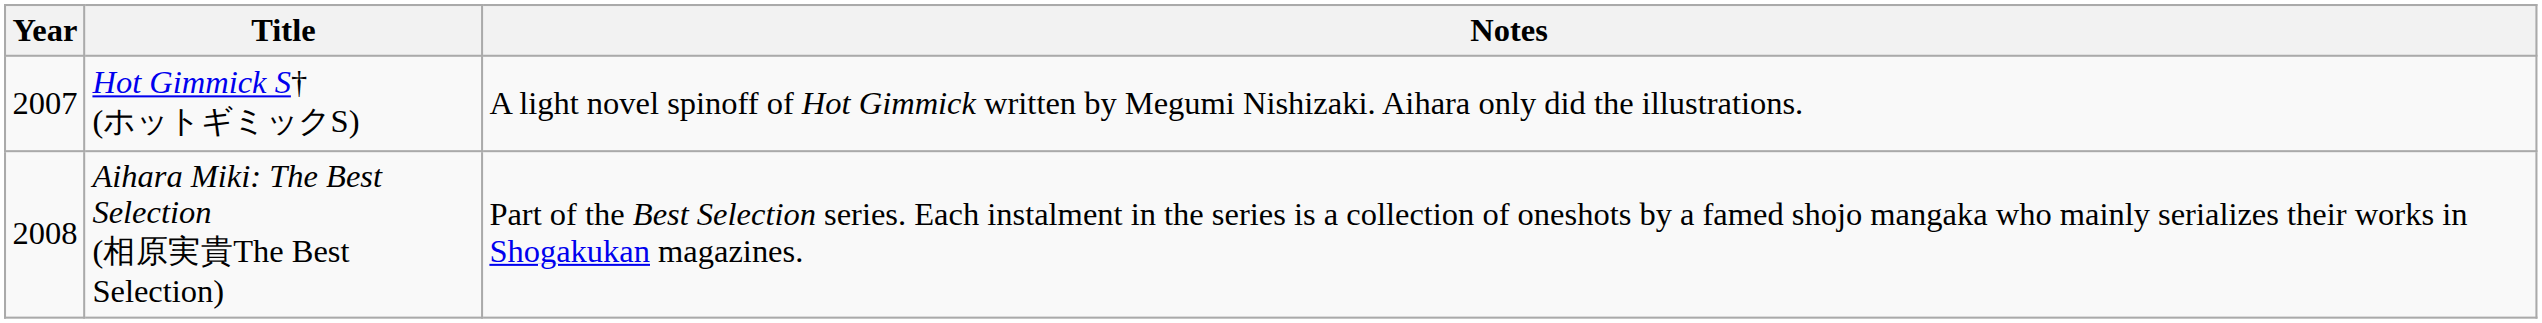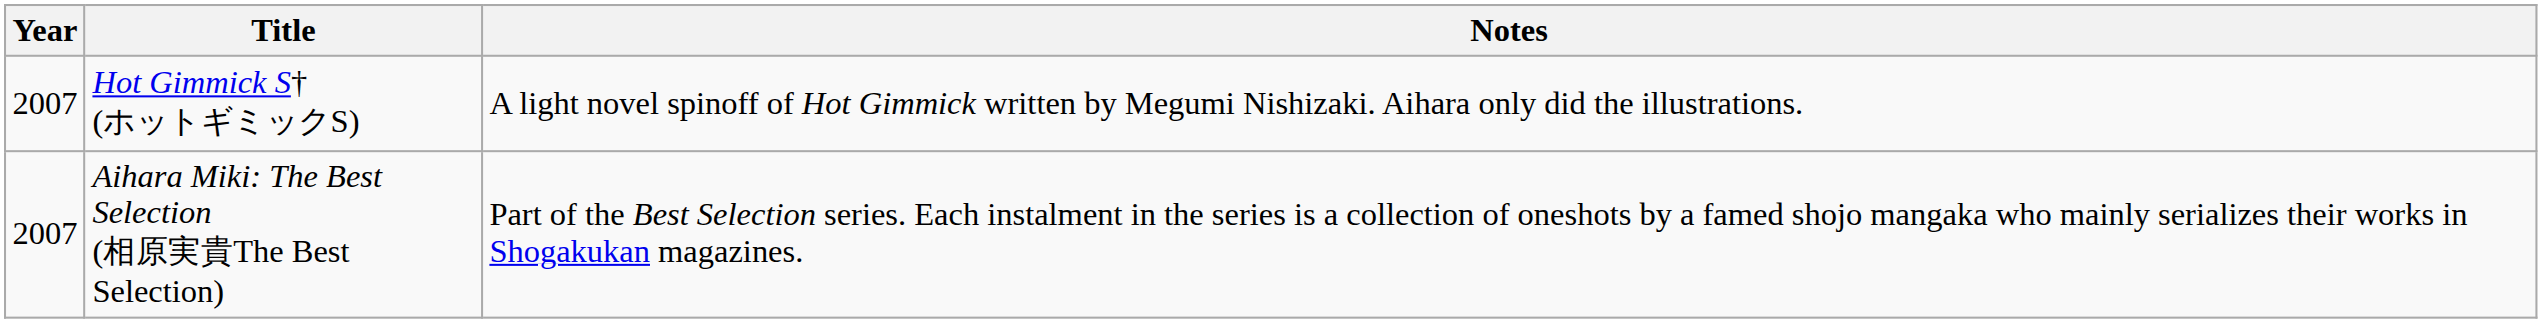(45, 233) 2008 -> (45, 233) 2007
